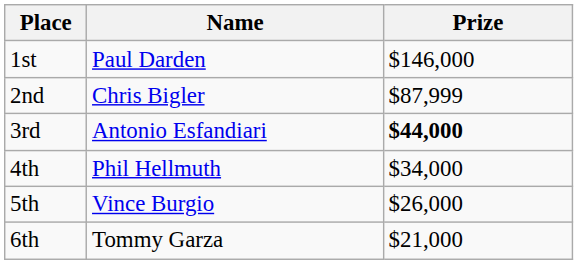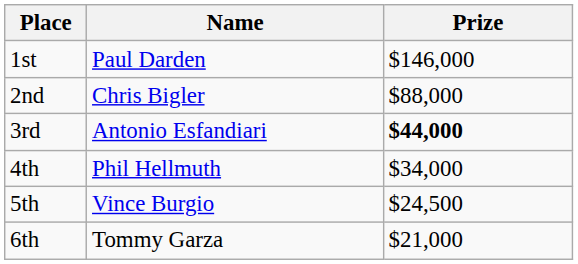(426, 95) $87,999 -> (426, 95) $88,000
(426, 204) $26,000 -> (426, 204) $24,500
